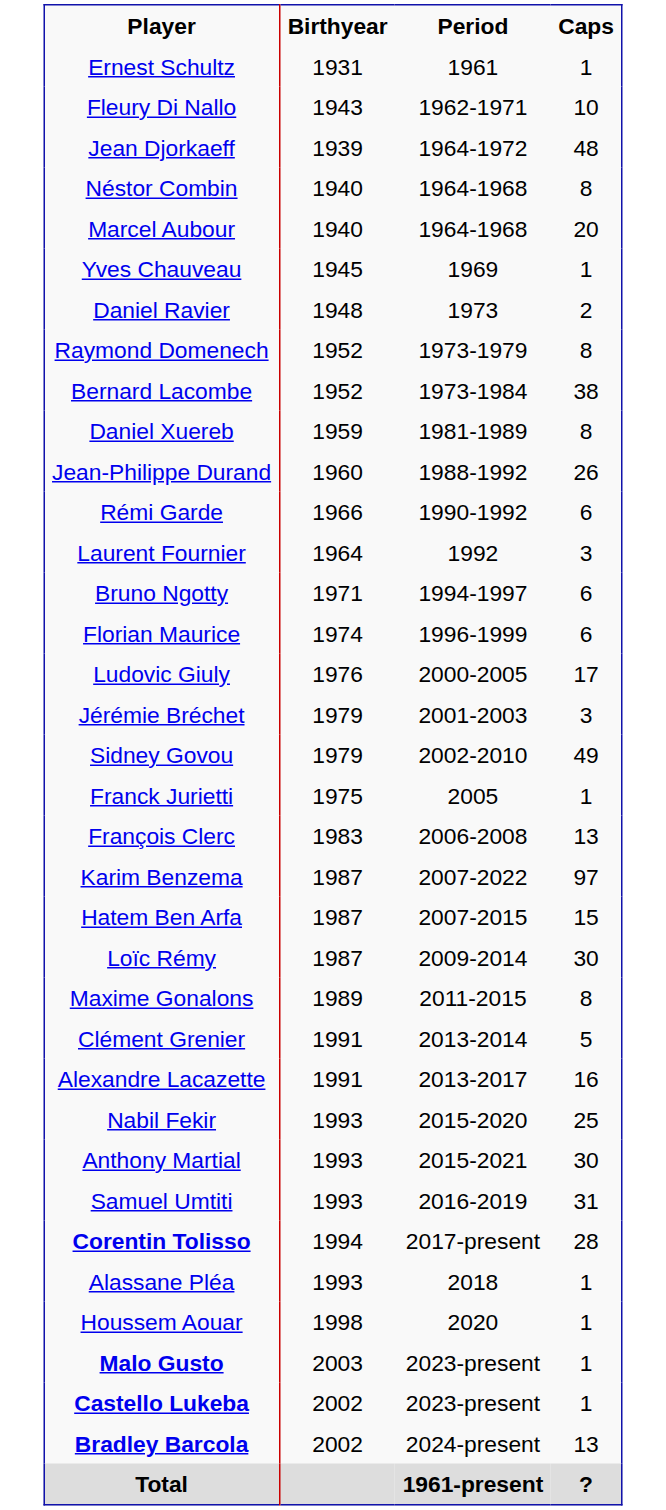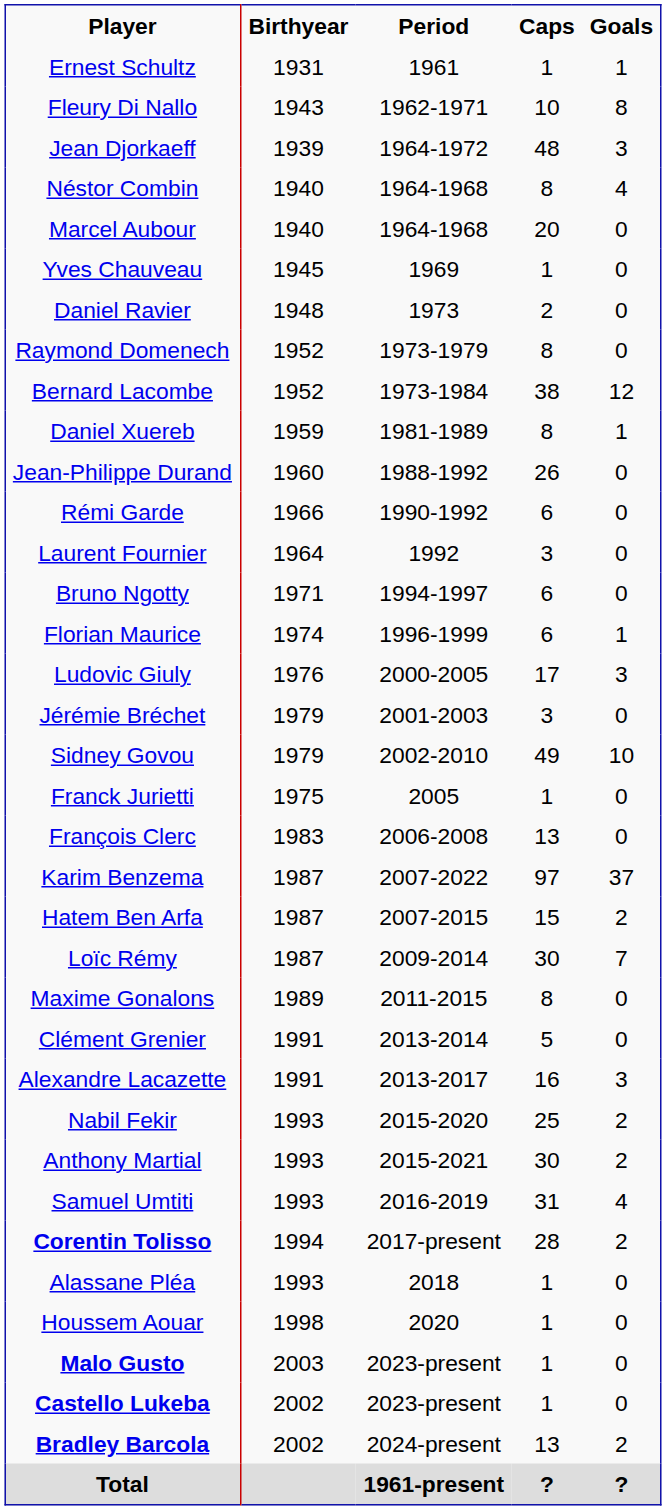+ column: (621, 26)
